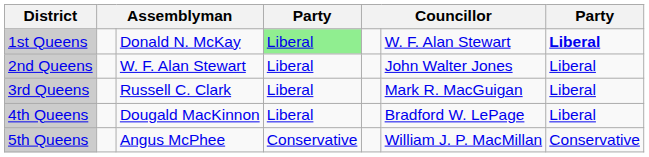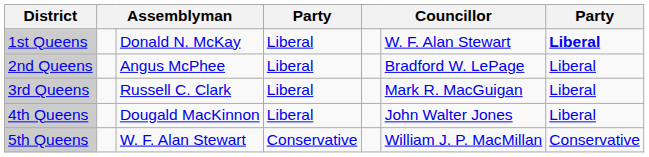(290, 41) lightgreen background -> (290, 41) no background
(183, 66) W. F. Alan Stewart -> (173, 66) Angus McPhee
(449, 66) John Walter Jones -> (455, 66) Bradford W. LePage
(455, 115) Bradford W. LePage -> (449, 115) John Walter Jones
(173, 139) Angus McPhee -> (183, 139) W. F. Alan Stewart
